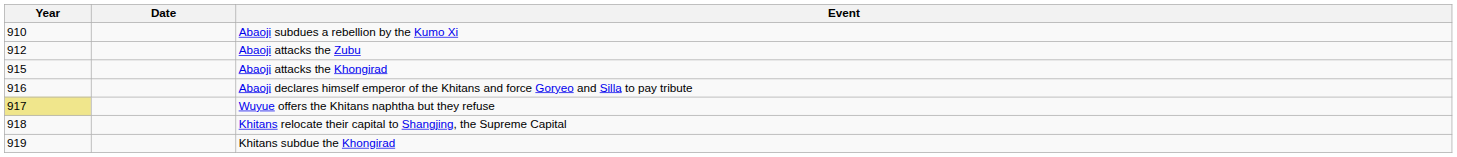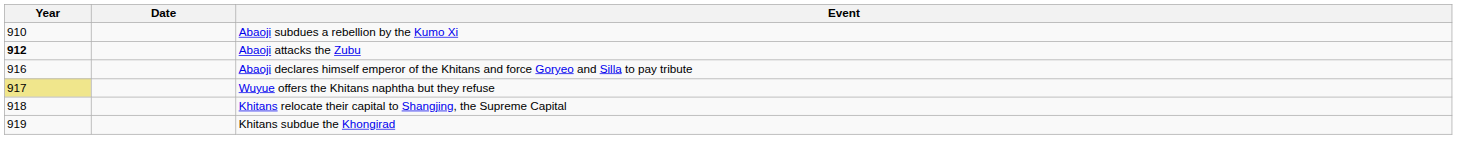(17, 50) normal -> (17, 50) bold
- row: (313, 69)
